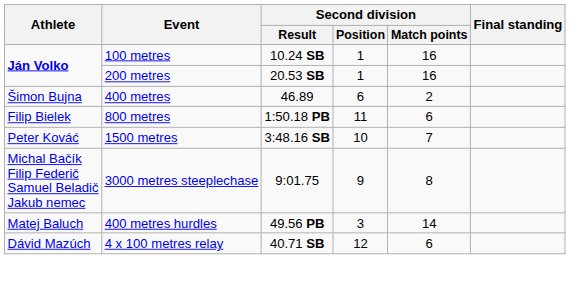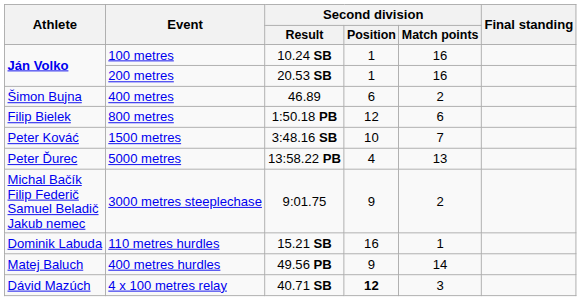(360, 118) 11 -> (371, 118) 12
+ row: (145, 159)
(429, 181) 8 -> (440, 201) 2
+ row: (164, 244)
(360, 223) 3 -> (371, 265) 9
(360, 244) normal -> (371, 285) bold
(429, 244) 6 -> (440, 285) 3
